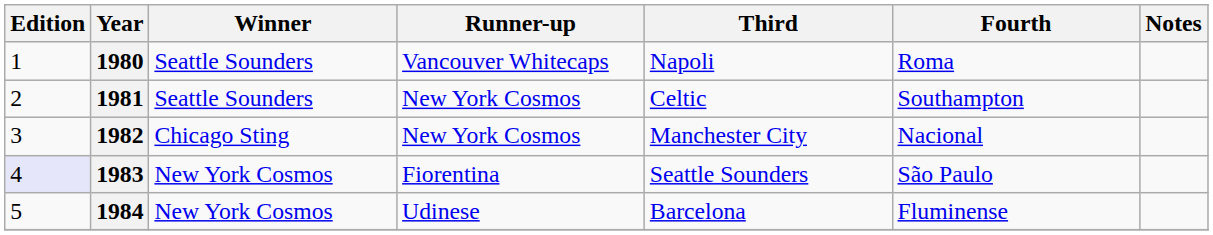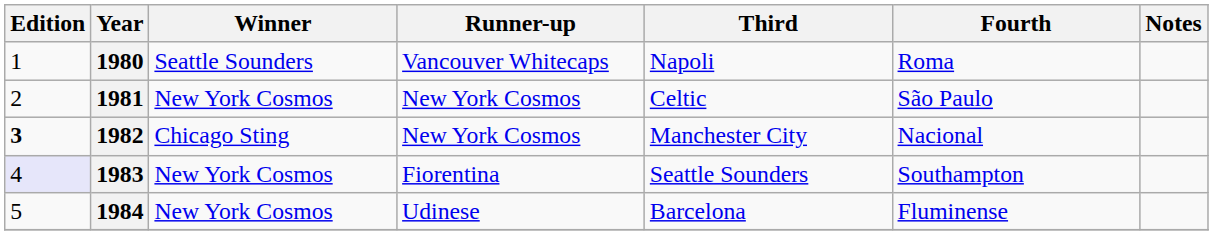(234, 98) Seattle Sounders -> (244, 98) New York Cosmos
(961, 98) Southampton -> (945, 98) São Paulo
(16, 135) normal -> (16, 135) bold
(945, 173) São Paulo -> (961, 173) Southampton
